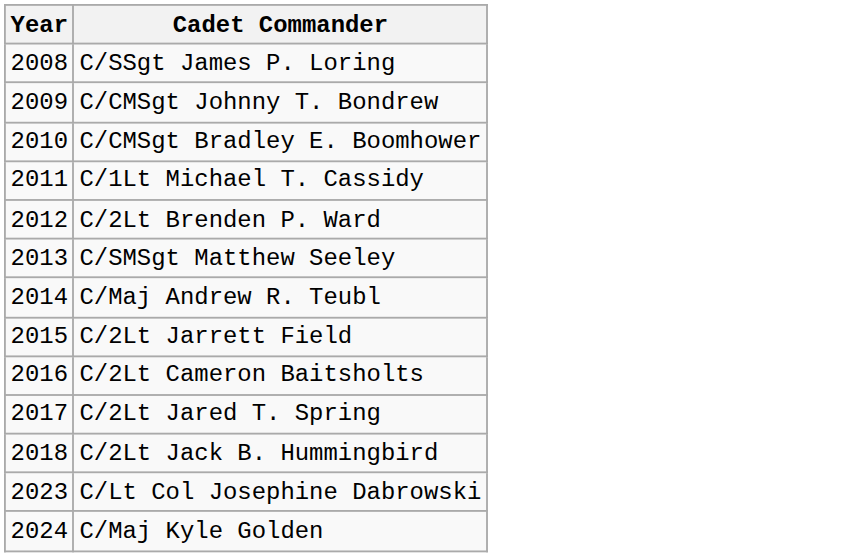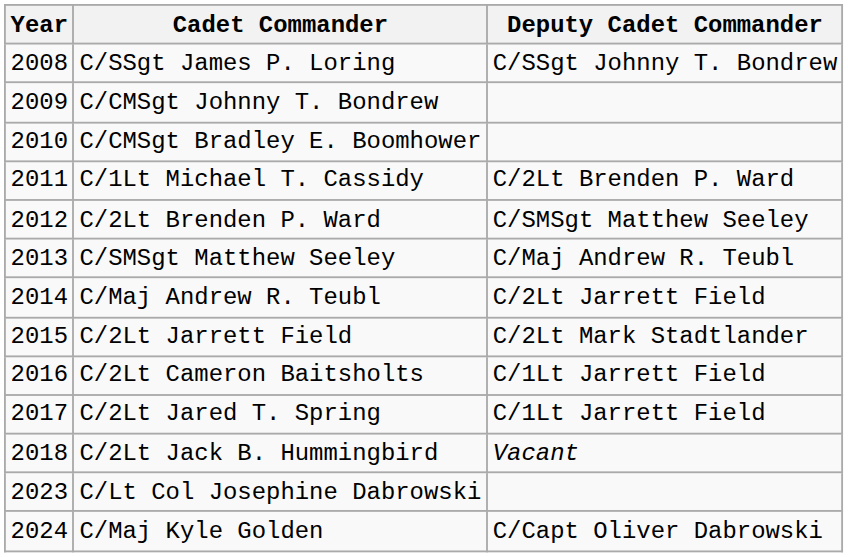+ column: (665, 24)
